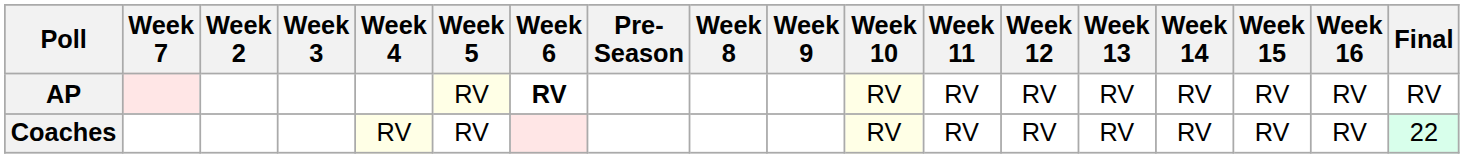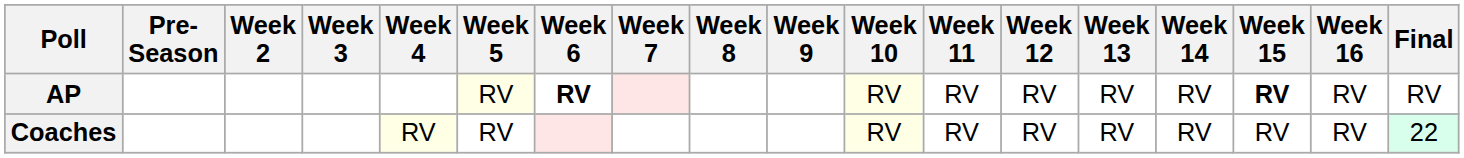columns swapped: (639, 39) <-> (161, 39)
(1272, 93) normal -> (1272, 93) bold
